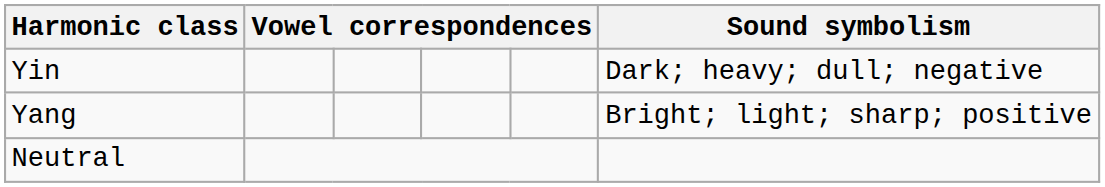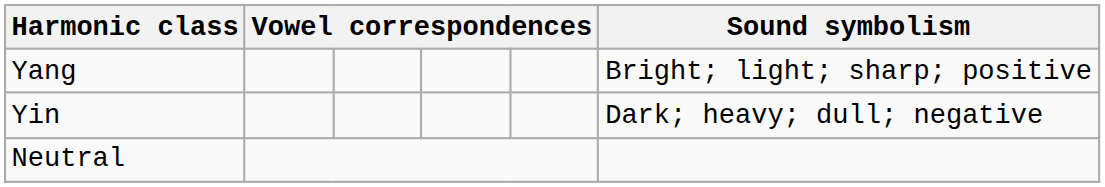rows swapped: (36, 71) <-> (44, 115)
